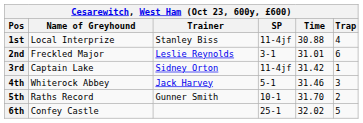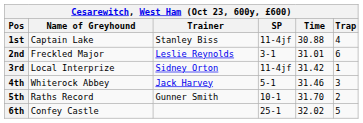(73, 40) Local Interprize -> (62, 40) Captain Lake
(62, 68) Captain Lake -> (73, 68) Local Interprize
